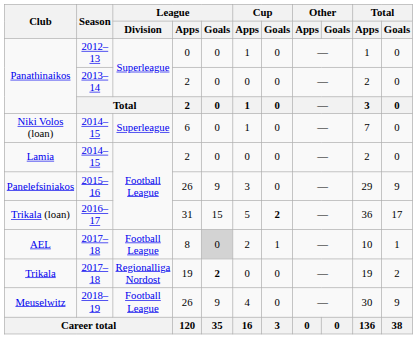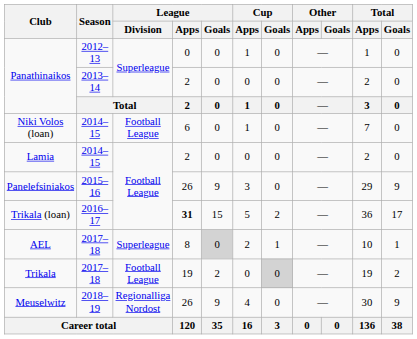(143, 128) Superleague -> (143, 128) Football League
(187, 215) normal -> (187, 215) bold
(277, 215) bold -> (277, 215) normal
(143, 244) Football League -> (143, 244) Superleague
(143, 273) Regionalliga Nordost -> (143, 273) Football League
(217, 273) bold -> (217, 273) normal
(277, 273) no background -> (277, 273) lightgrey background
(143, 302) Football League -> (143, 302) Regionalliga Nordost
